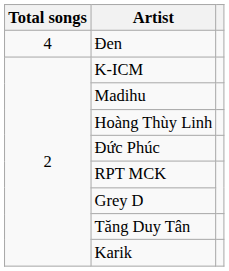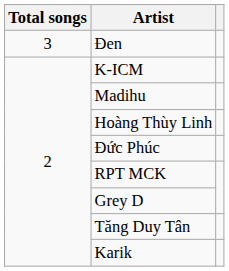(48, 43) 4 -> (48, 43) 3
